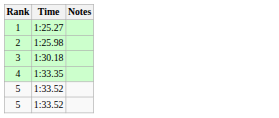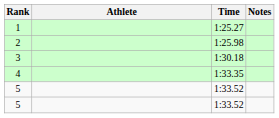+ column: (122, 12)
